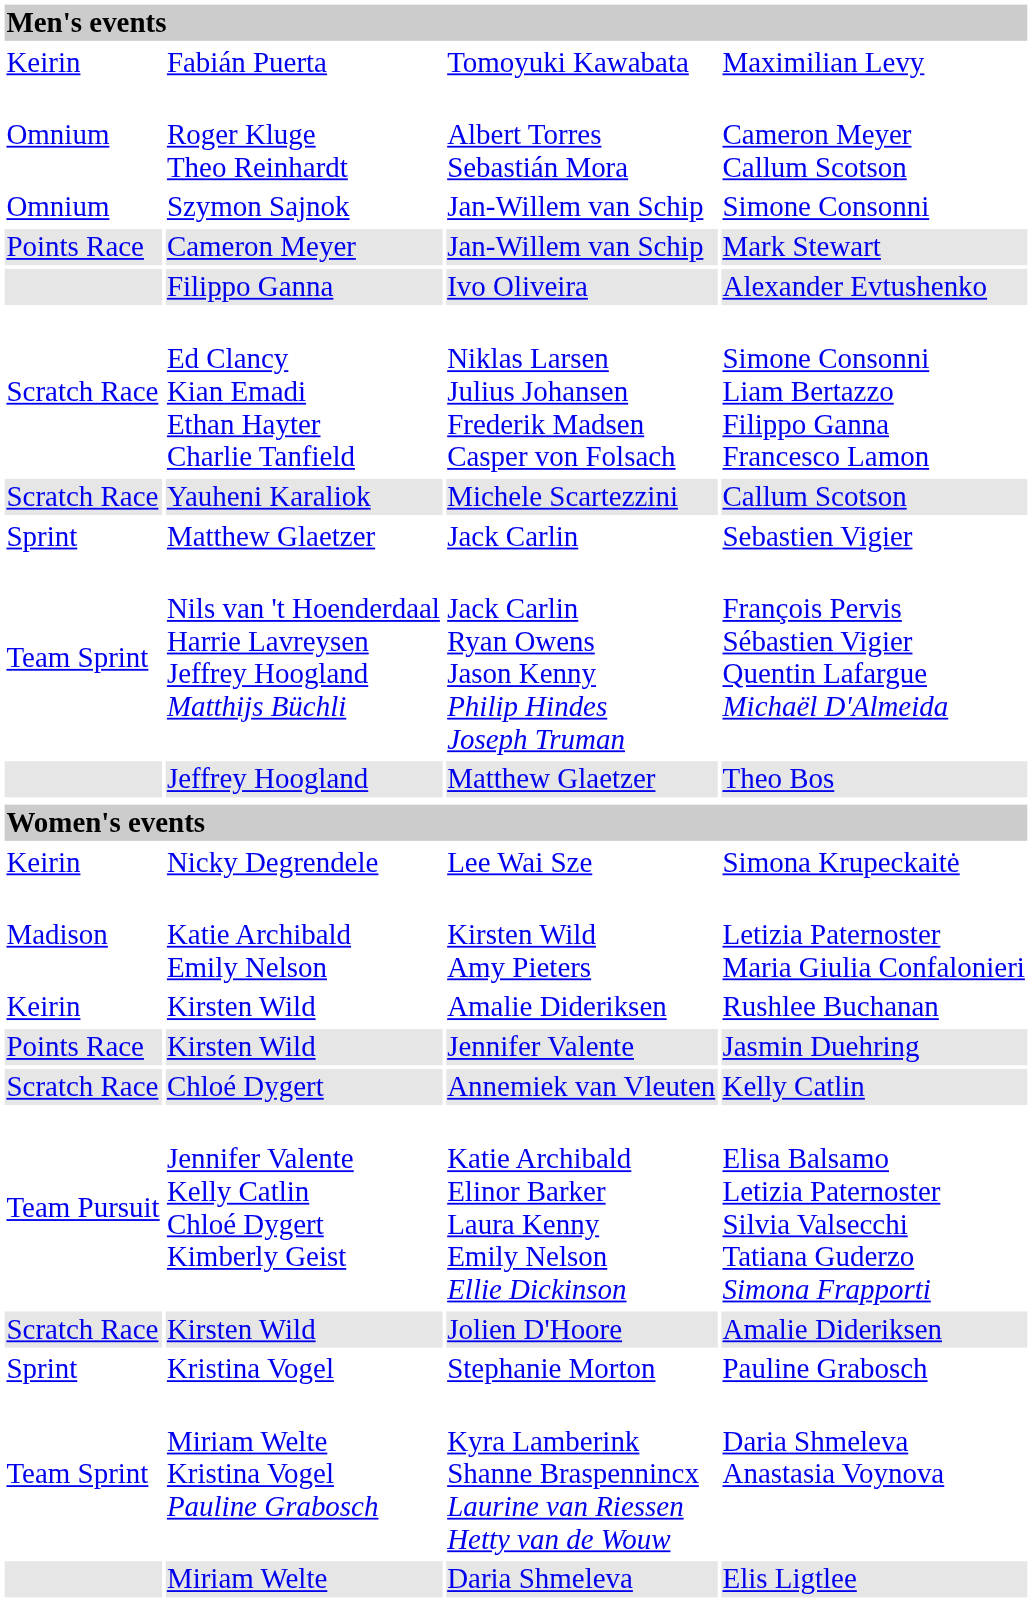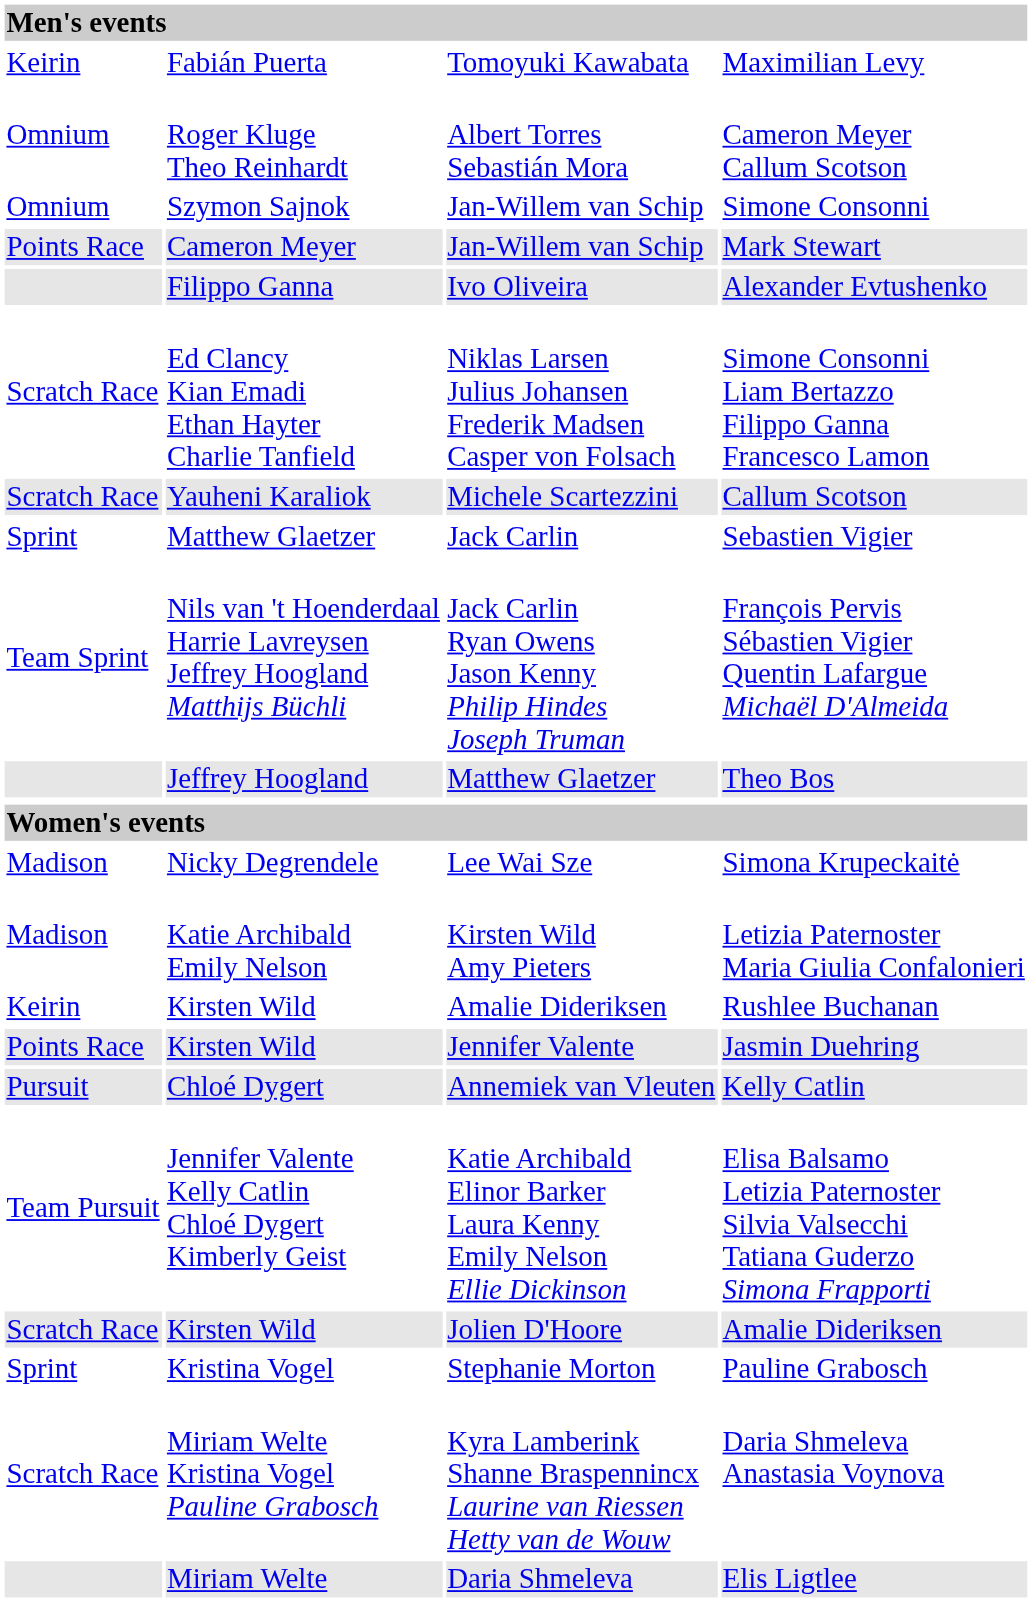(43, 862) Keirin -> (57, 862) Madison
(82, 1086) Scratch Race -> (47, 1086) Pursuit
(77, 1473) Team Sprint -> (82, 1473) Scratch Race
